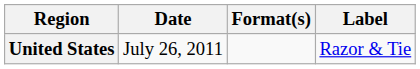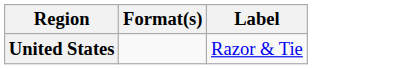- column: (173, 19)
